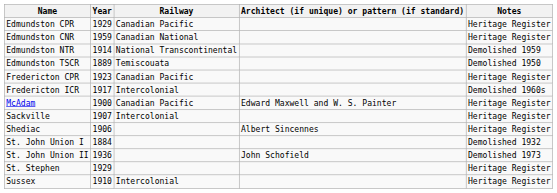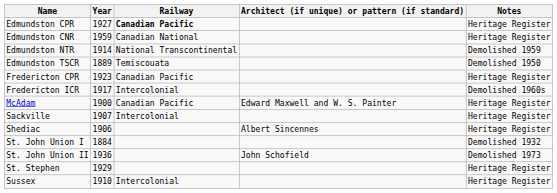(102, 24) 1929 -> (102, 24) 1927
(155, 24) normal -> (155, 24) bold
